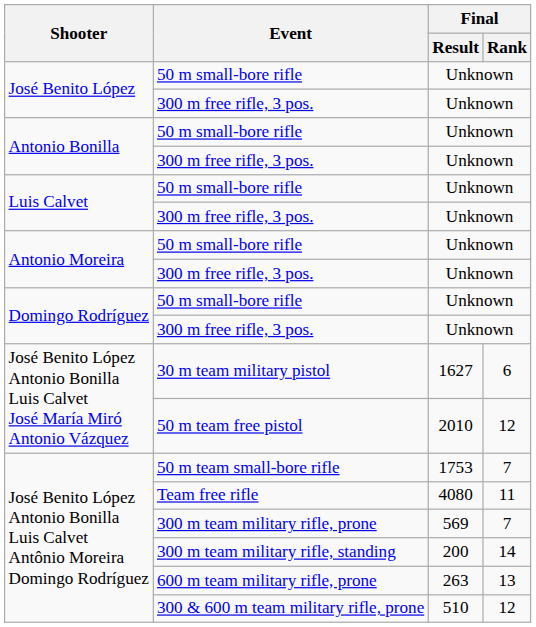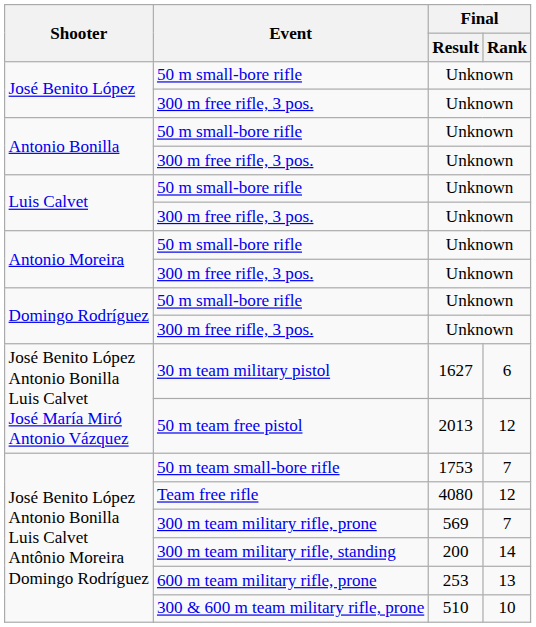(456, 425) 2010 -> (456, 425) 2013
(507, 495) 11 -> (507, 495) 12
(456, 580) 263 -> (456, 580) 253
(507, 608) 12 -> (507, 608) 10
